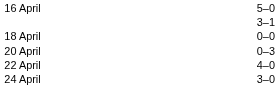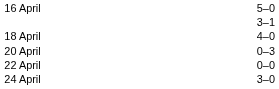(266, 37) 0–0 -> (266, 37) 4–0
(266, 65) 4–0 -> (266, 65) 0–0
